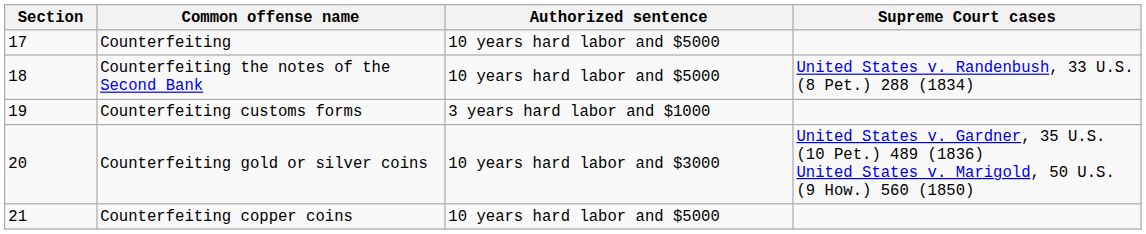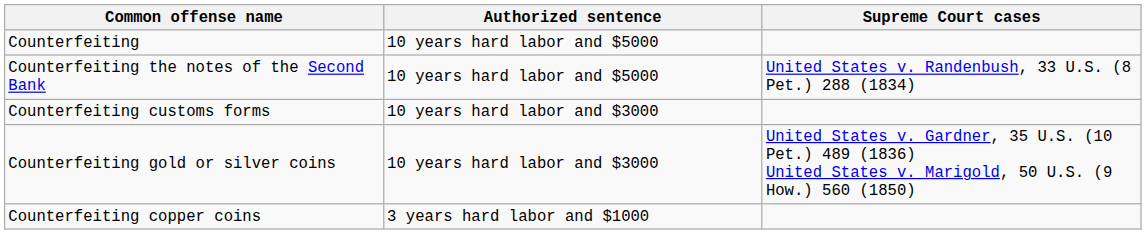- column: (51, 17)
(579, 112) 3 years hard labor and $1000 -> (523, 112) 10 years hard labor and $3000
(584, 216) 10 years hard labor and $5000 -> (518, 216) 3 years hard labor and $1000
